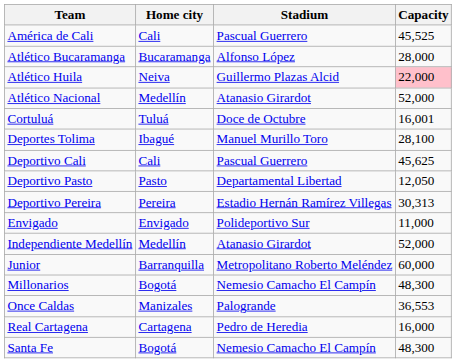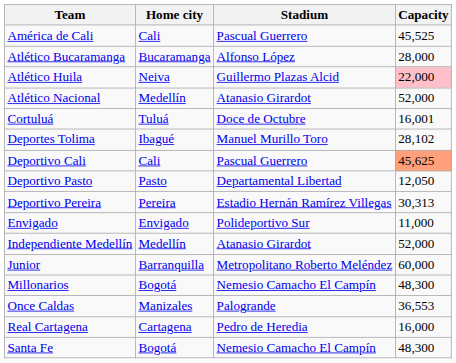(416, 139) 28,100 -> (416, 139) 28,102
(416, 160) no background -> (416, 160) lightsalmon background
